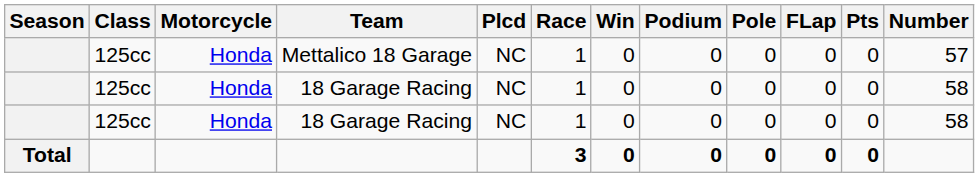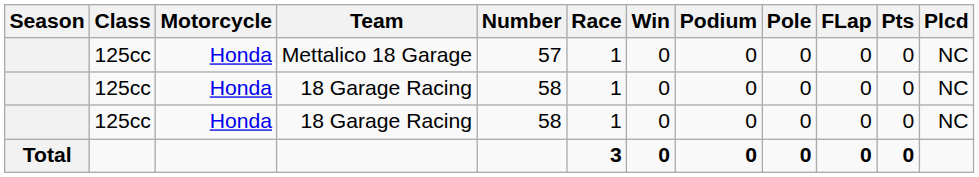columns swapped: (929, 21) <-> (504, 21)
